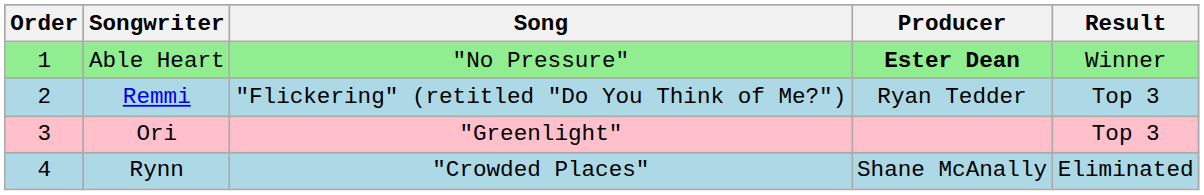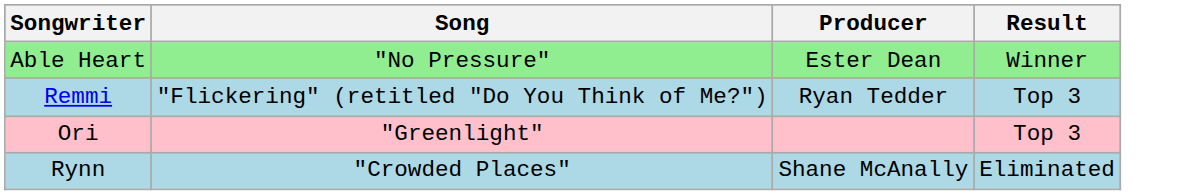- column: (44, 23)
(952, 60) bold -> (873, 60) normal
